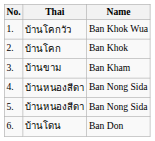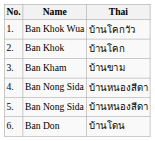columns swapped: (118, 12) <-> (55, 12)
